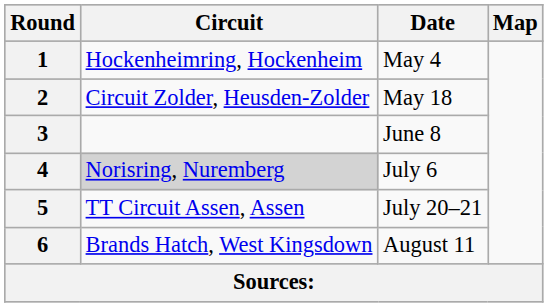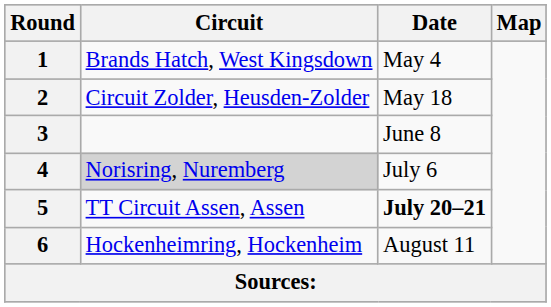(224, 59) Hockenheimring, Hockenheim -> (229, 59) Brands Hatch, West Kingsdown
(433, 207) normal -> (435, 207) bold
(229, 244) Brands Hatch, West Kingsdown -> (224, 244) Hockenheimring, Hockenheim
